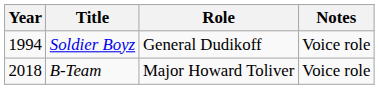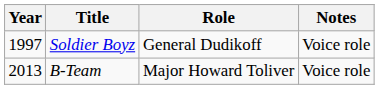(25, 44) 1994 -> (25, 44) 1997
(25, 71) 2018 -> (25, 71) 2013
